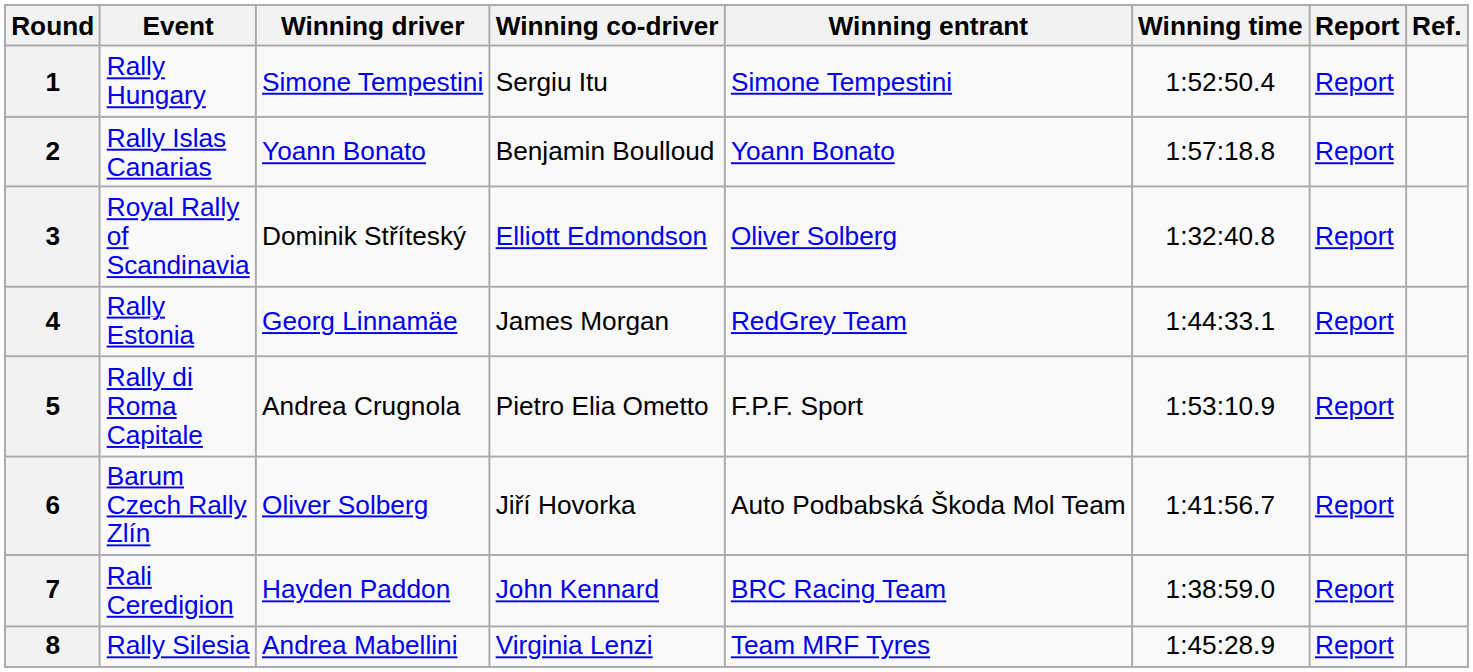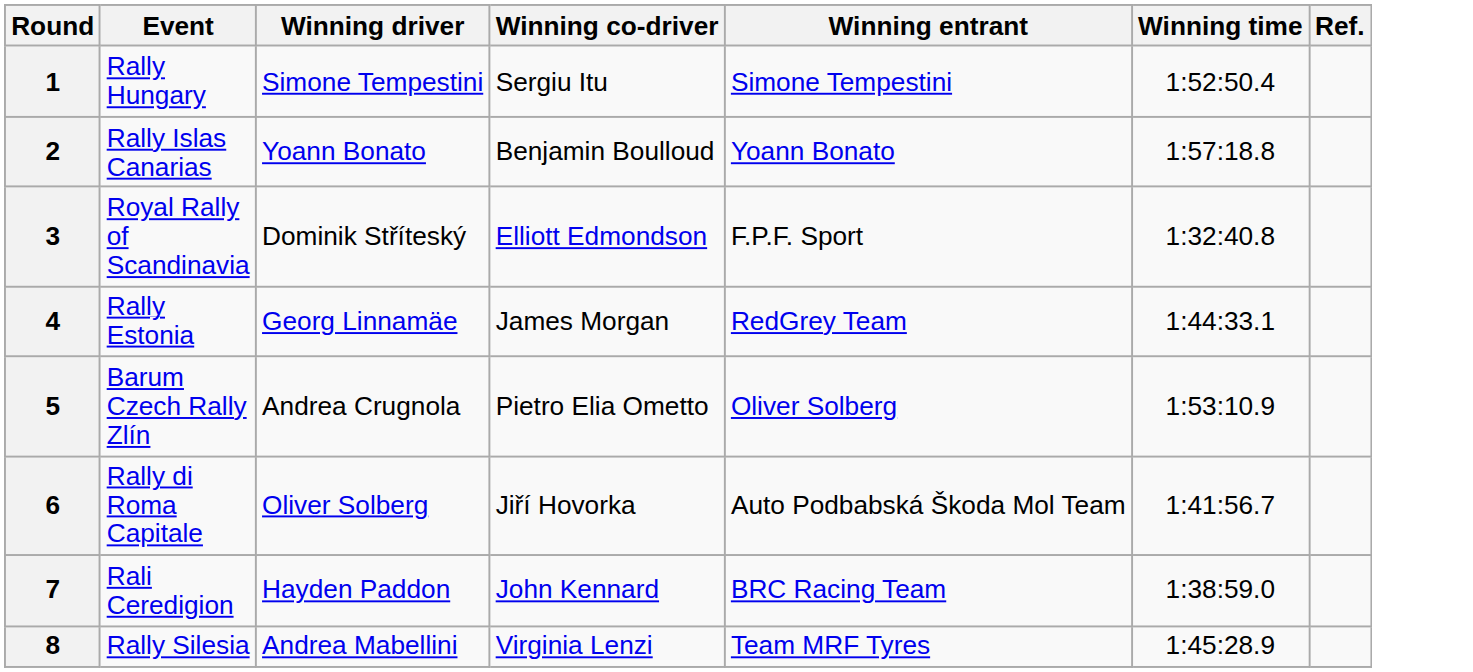- column: (1357, 25)
(814, 236) Oliver Solberg -> (797, 236) F.P.F. Sport
(155, 406) Rally di Roma Capitale -> (177, 406) Barum Czech Rally Zlín
(797, 406) F.P.F. Sport -> (814, 406) Oliver Solberg
(177, 505) Barum Czech Rally Zlín -> (155, 505) Rally di Roma Capitale
